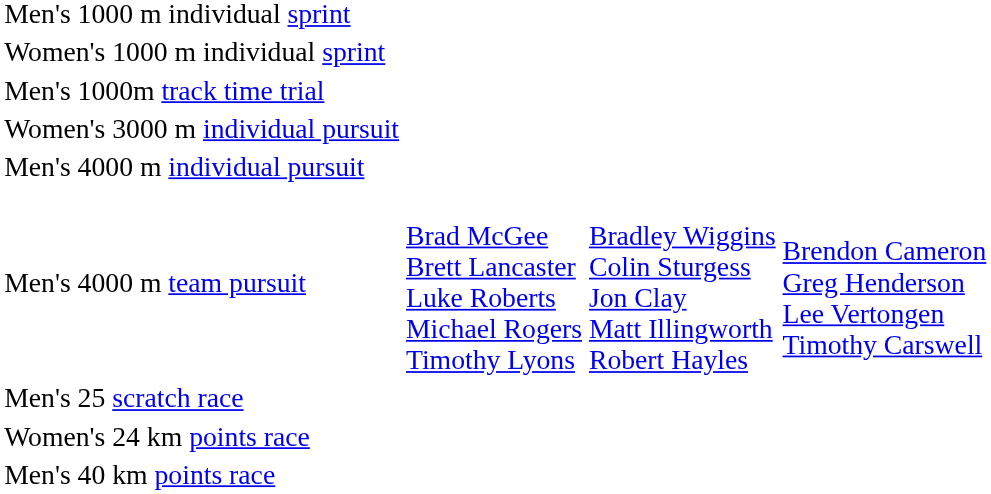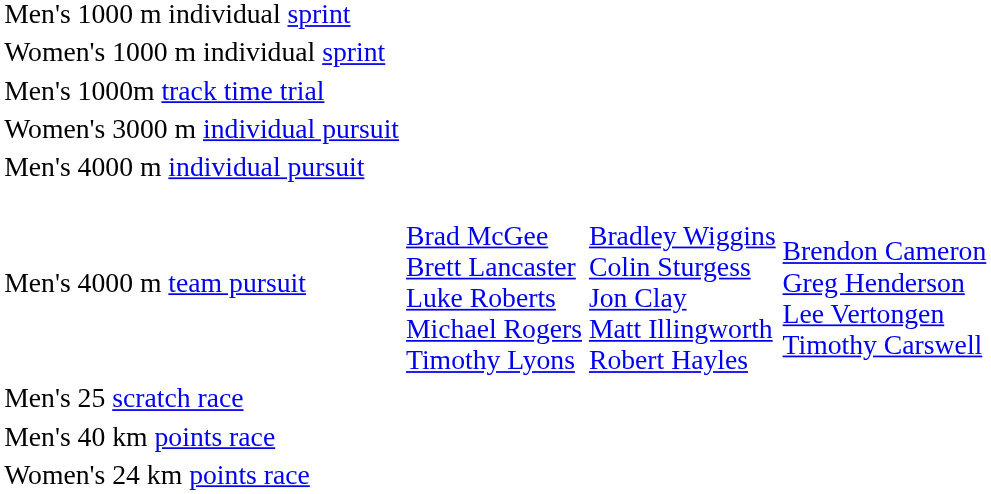rows swapped: (157, 436) <-> (140, 474)
